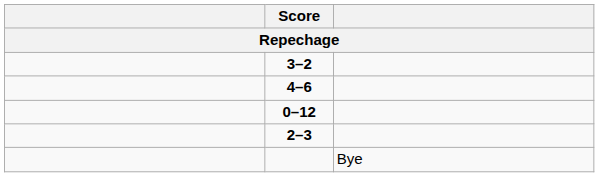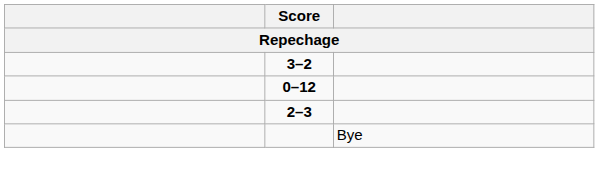- row: (299, 87)
